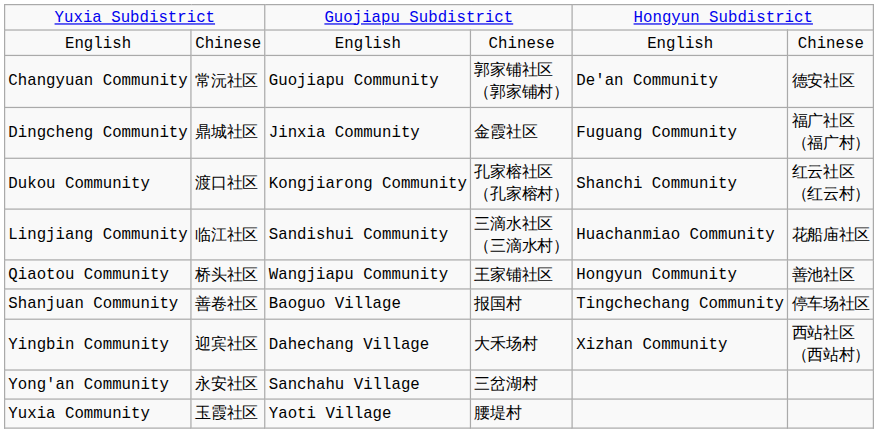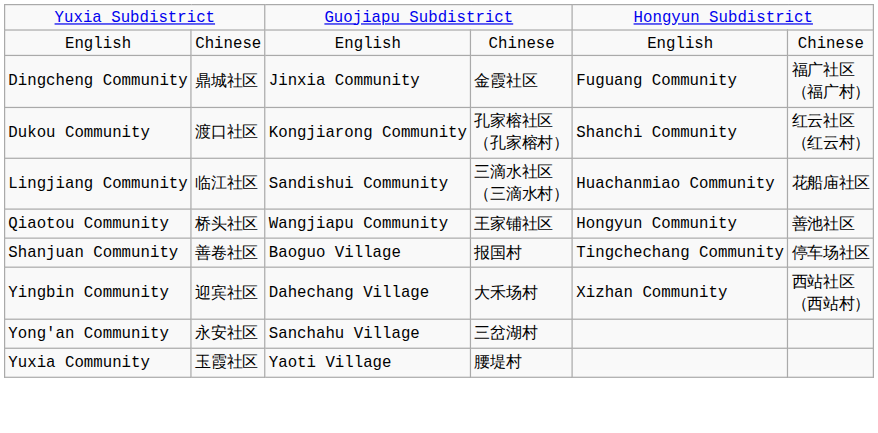- row: (98, 81)
